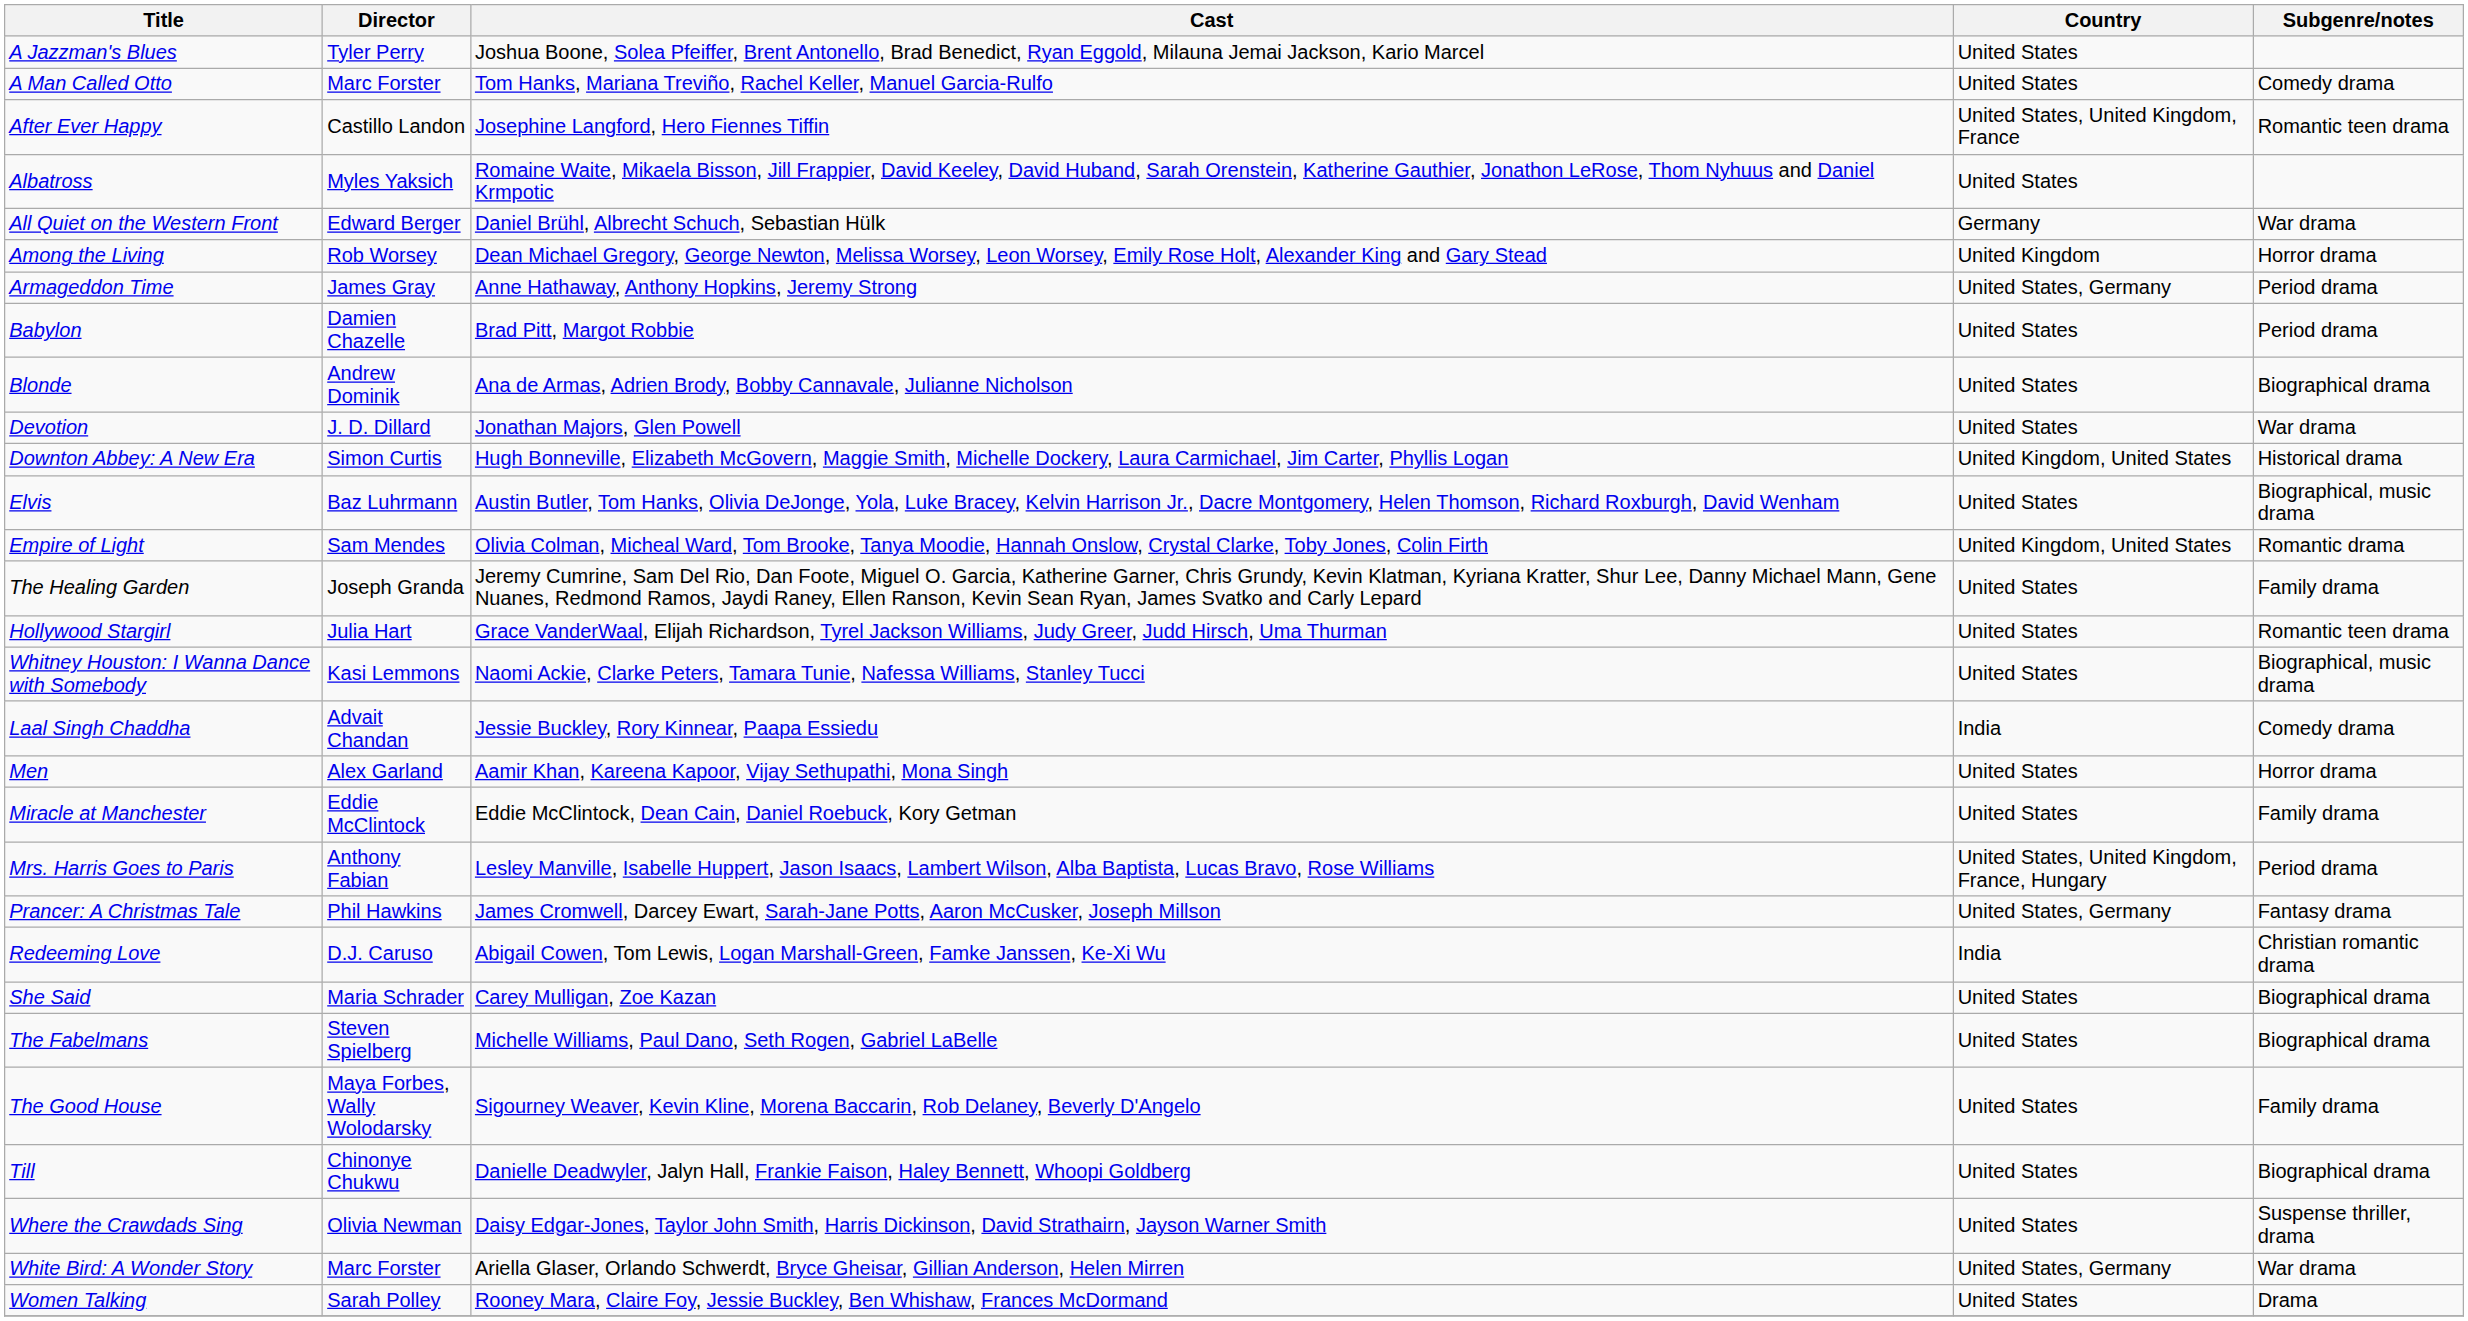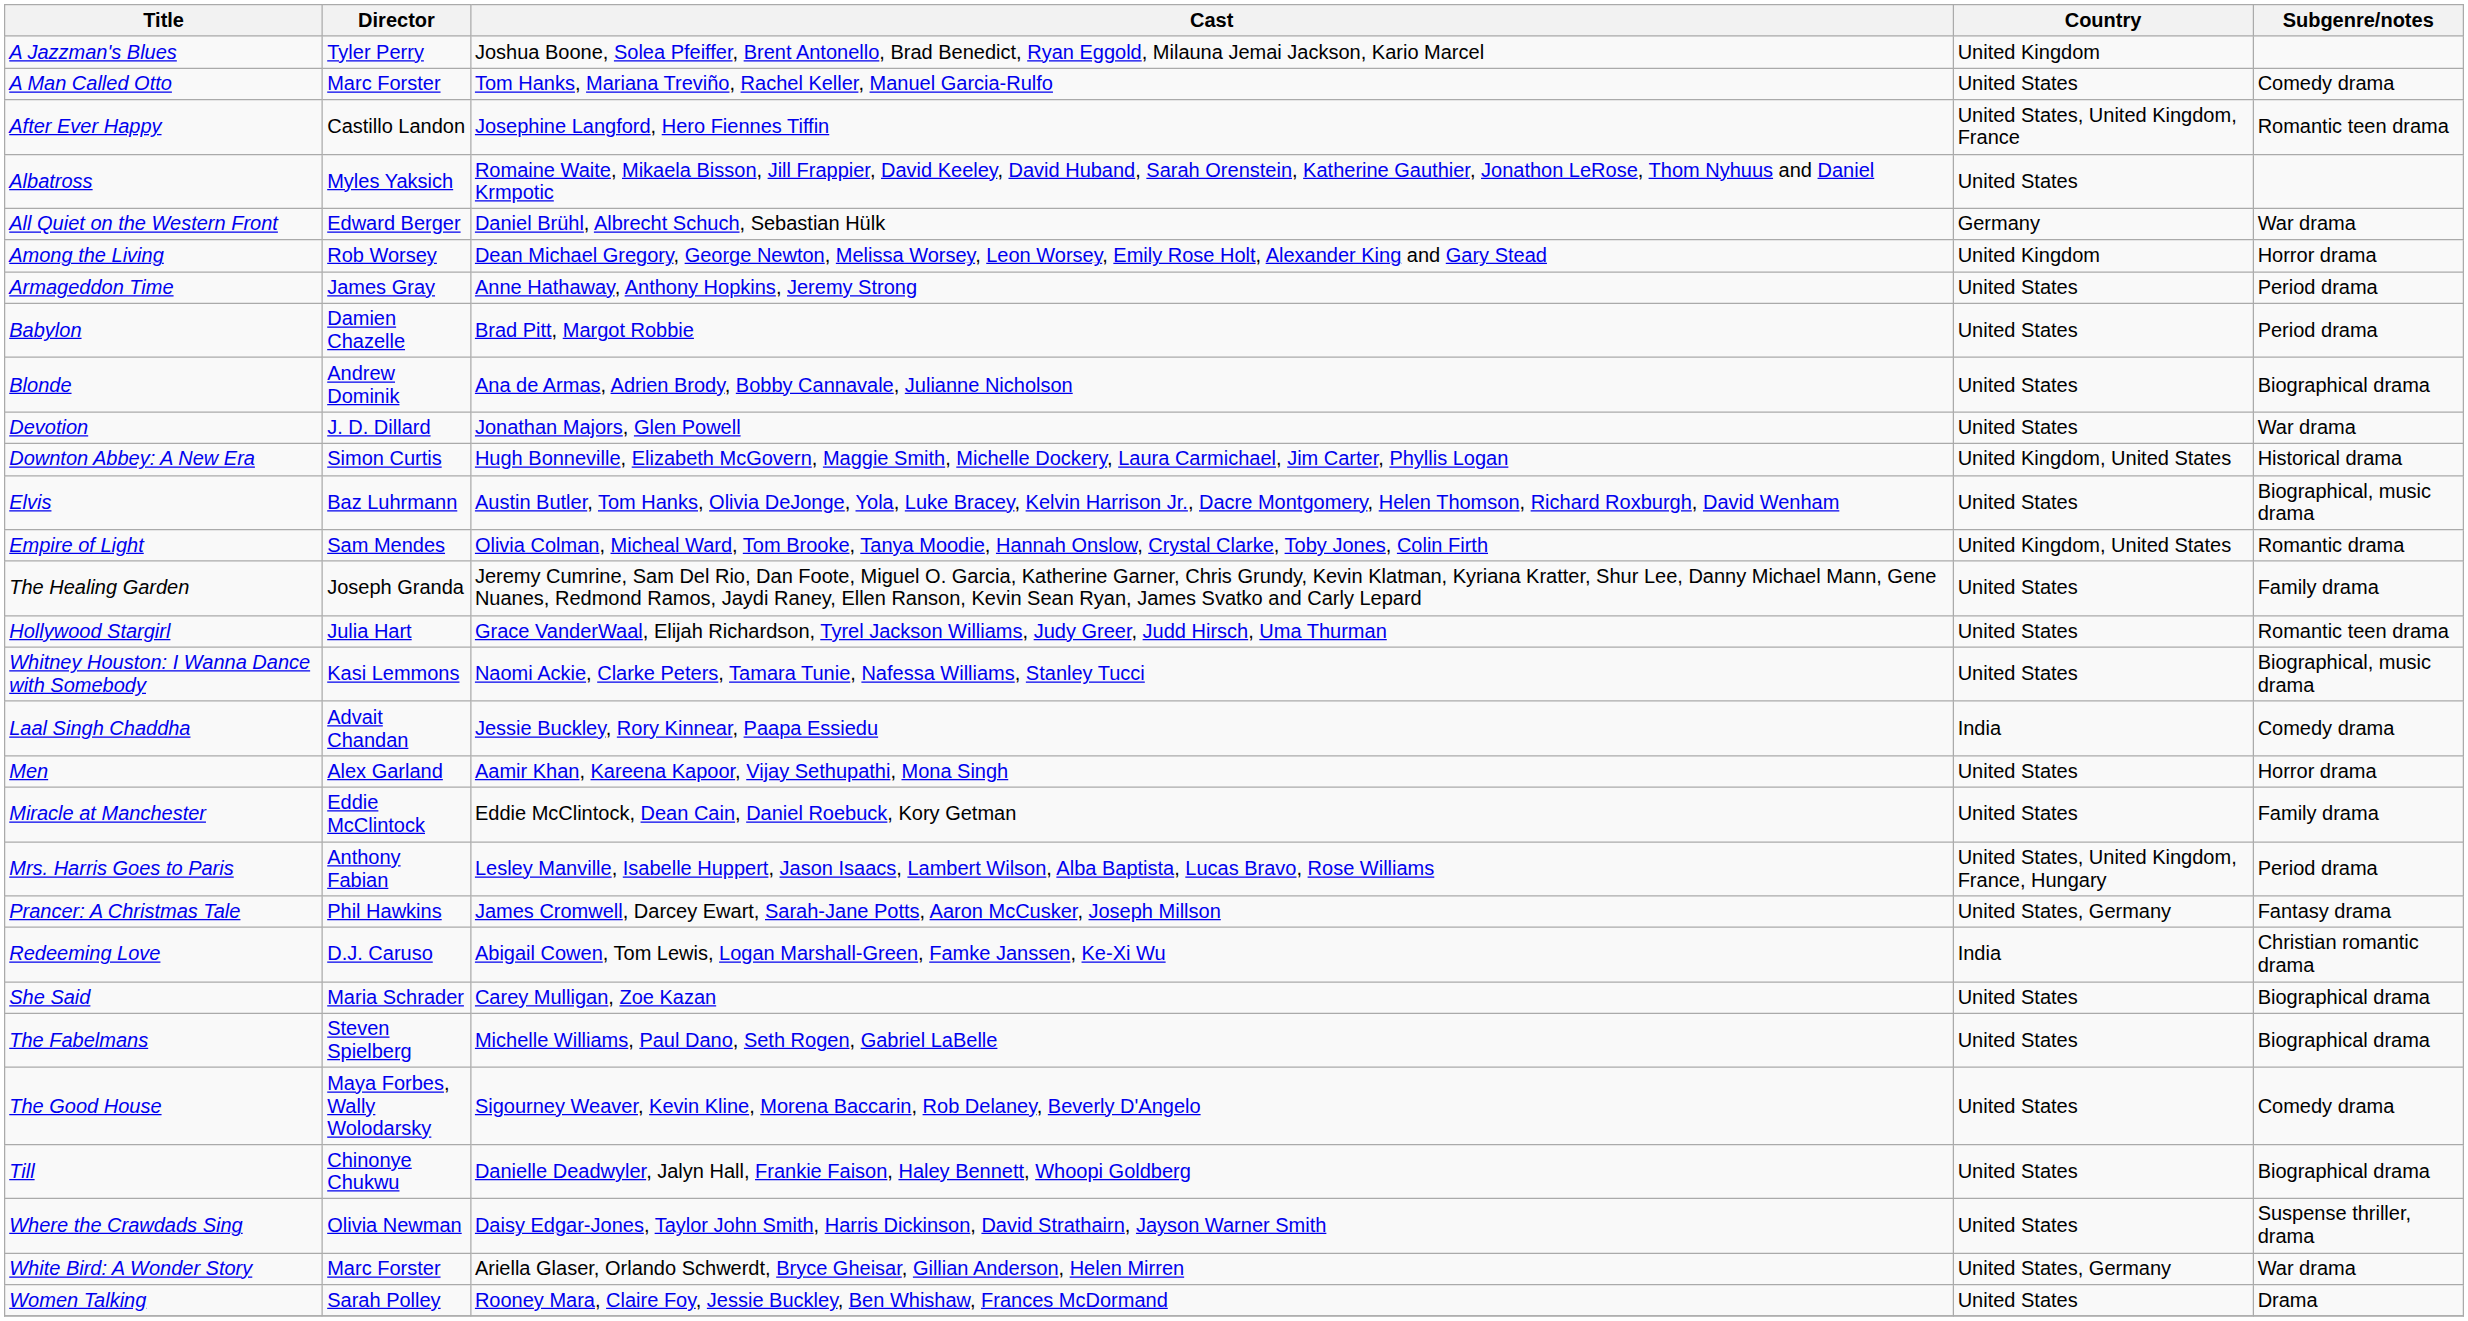(2018, 52) United States -> (2029, 52) United Kingdom
(2064, 287) United States, Germany -> (2018, 287) United States
(2318, 1105) Family drama -> (2326, 1105) Comedy drama
